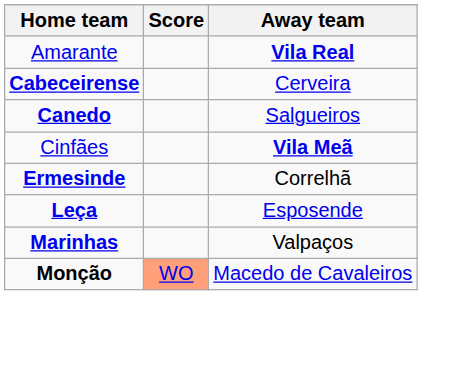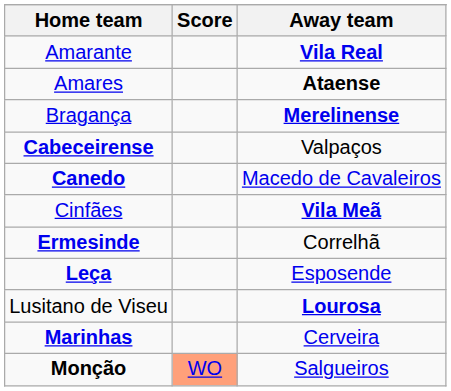+ row: (89, 83)
+ row: (89, 115)
(313, 83) Cerveira -> (341, 147) Valpaços
(313, 115) Salgueiros -> (341, 178) Macedo de Cavaleiros
+ row: (89, 305)
(313, 242) Valpaços -> (341, 337) Cerveira
(313, 274) Macedo de Cavaleiros -> (341, 369) Salgueiros
